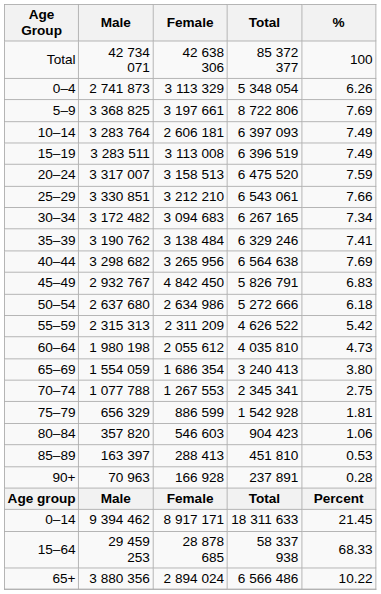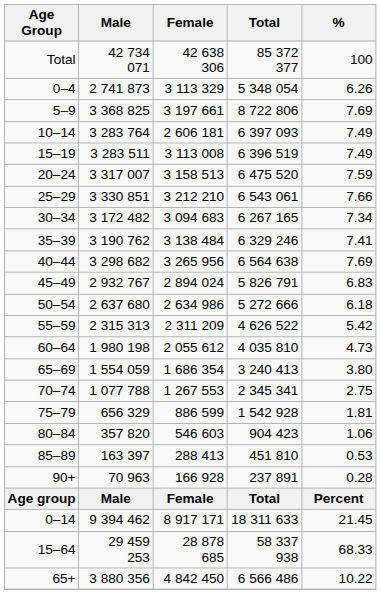(194, 283) 4 842 450 -> (194, 283) 2 894 024
(194, 578) 2 894 024 -> (194, 578) 4 842 450
